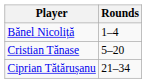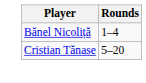- row: (52, 68)
